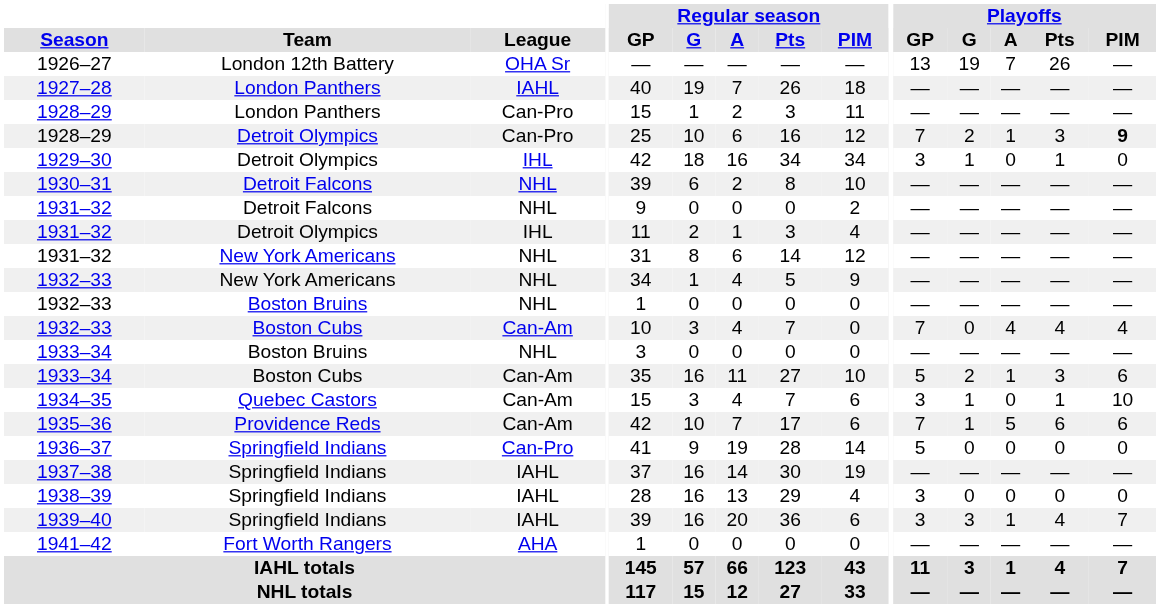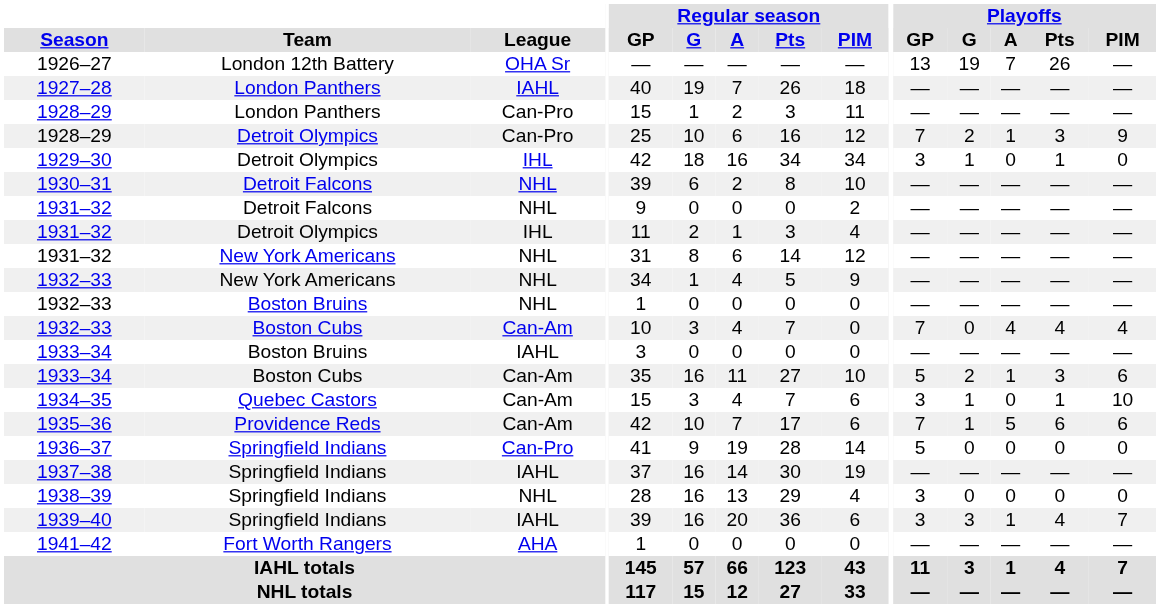(1123, 135) bold -> (1123, 135) normal
(538, 351) NHL -> (538, 351) IAHL
(538, 495) IAHL -> (538, 495) NHL
